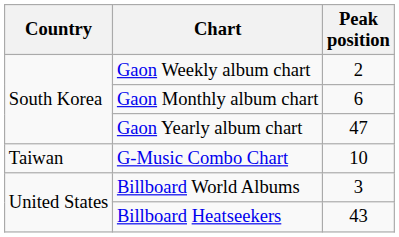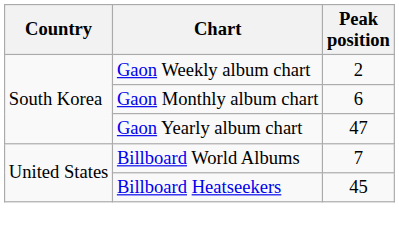- row: (202, 157)
(358, 187) 3 -> (358, 157) 7
(358, 216) 43 -> (358, 187) 45
